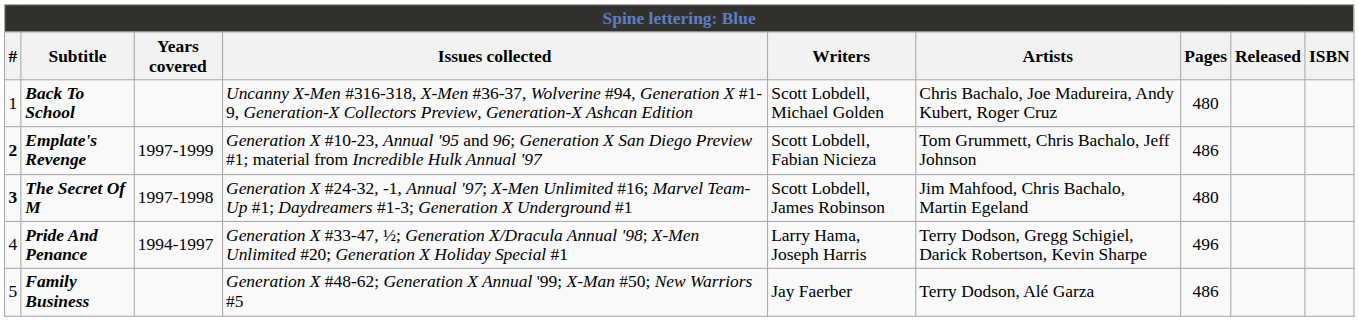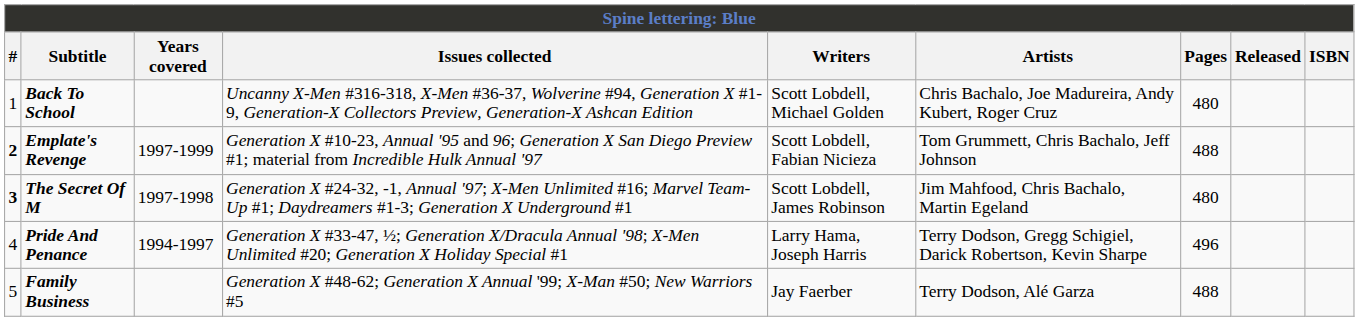(1206, 150) 486 -> (1206, 150) 488
(1206, 292) 486 -> (1206, 292) 488
